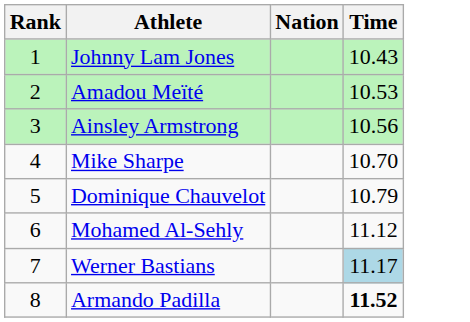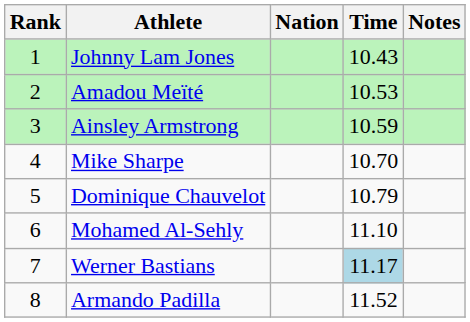+ column: (434, 21)
(373, 126) 10.56 -> (373, 126) 10.59
(373, 230) 11.12 -> (373, 230) 11.10
(373, 299) bold -> (373, 299) normal
